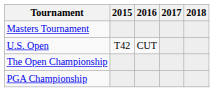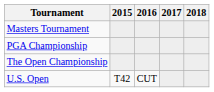rows swapped: (28, 46) <-> (47, 79)
